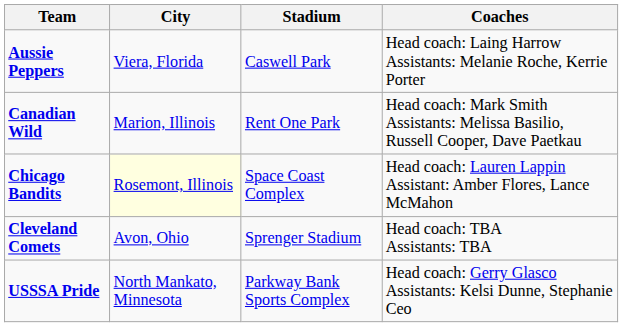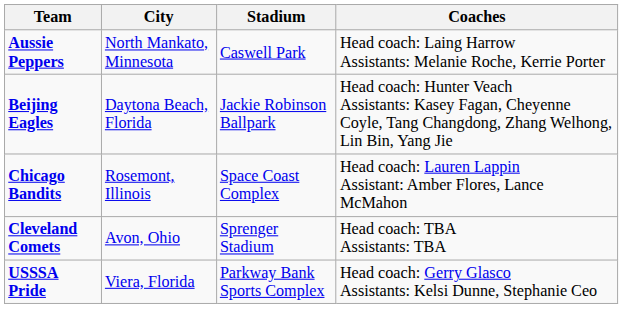(158, 61) Viera, Florida -> (157, 52) North Mankato, Minnesota
+ row: (33, 114)
- row: (42, 123)
(173, 185) lightyellow background -> (140, 185) no background
(165, 290) North Mankato, Minnesota -> (150, 281) Viera, Florida
